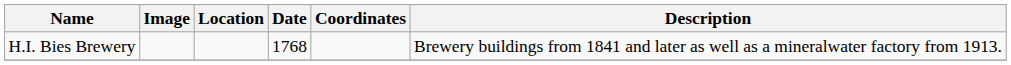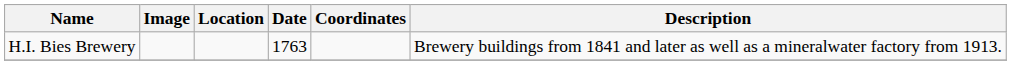(289, 45) 1768 -> (289, 45) 1763
